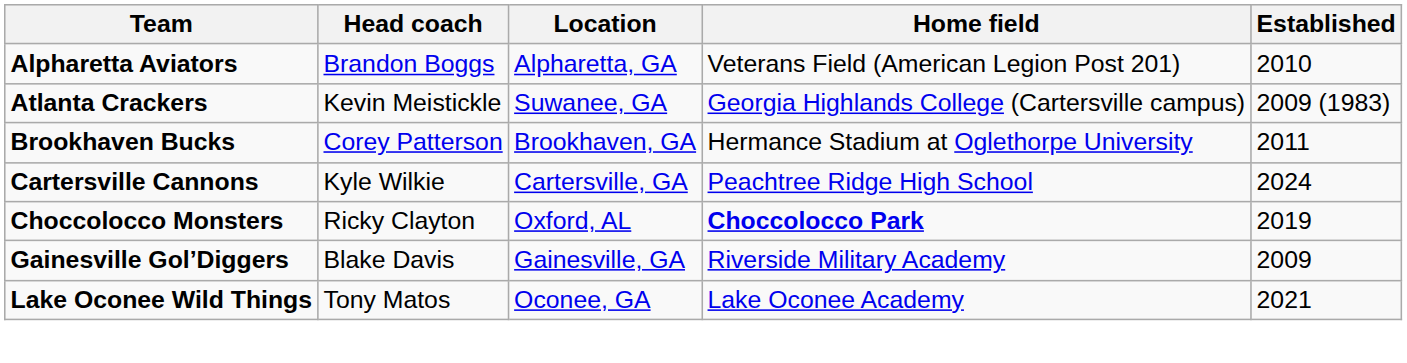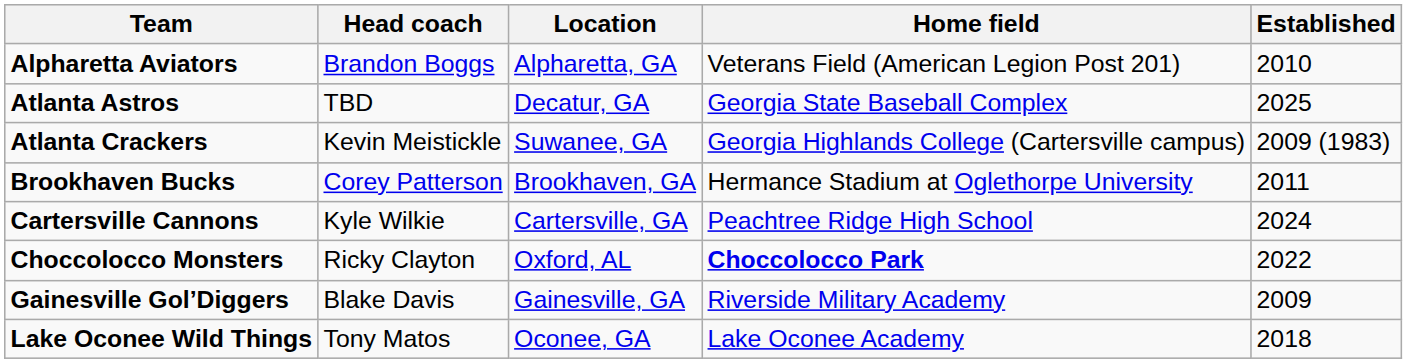+ row: (95, 102)
(1284, 220) 2019 -> (1284, 260) 2022
(1284, 299) 2021 -> (1284, 338) 2018
